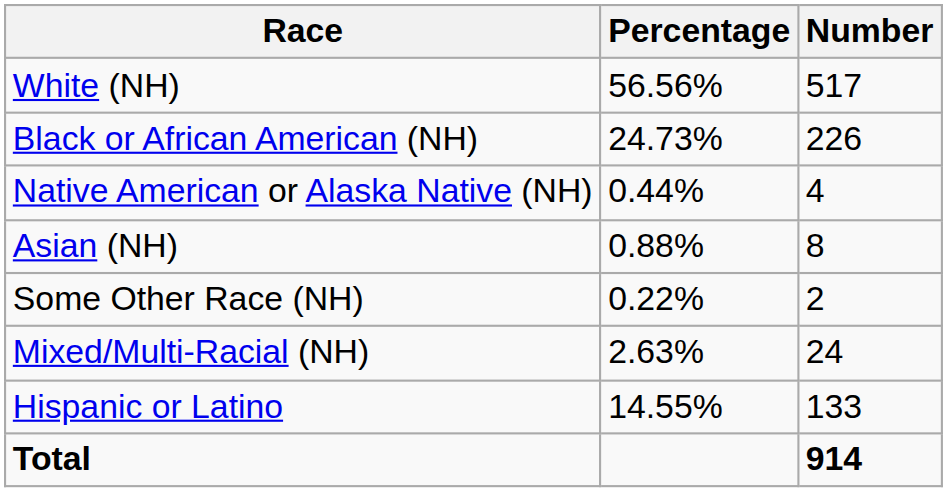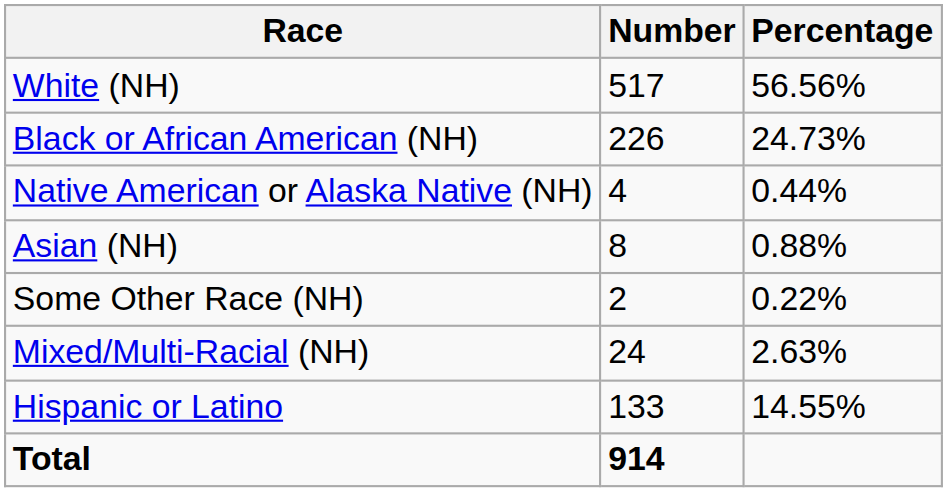columns swapped: (870, 31) <-> (699, 31)
